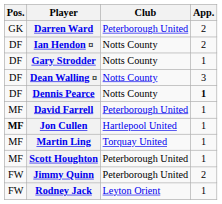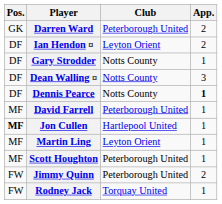(130, 45) Notts County -> (131, 45) Leyton Orient
(135, 142) Torquay United -> (131, 142) Leyton Orient
(131, 191) Leyton Orient -> (135, 191) Torquay United
